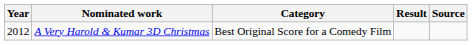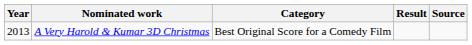(18, 31) 2012 -> (18, 31) 2013
